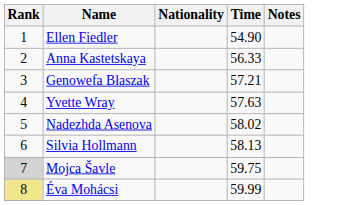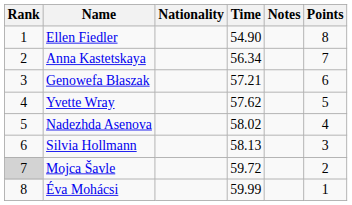+ column: (325, 15)
(246, 59) 56.33 -> (246, 59) 56.34
(246, 102) 57.63 -> (246, 102) 57.62
(246, 168) 59.75 -> (246, 168) 59.72
(24, 189) khaki background -> (24, 189) no background
